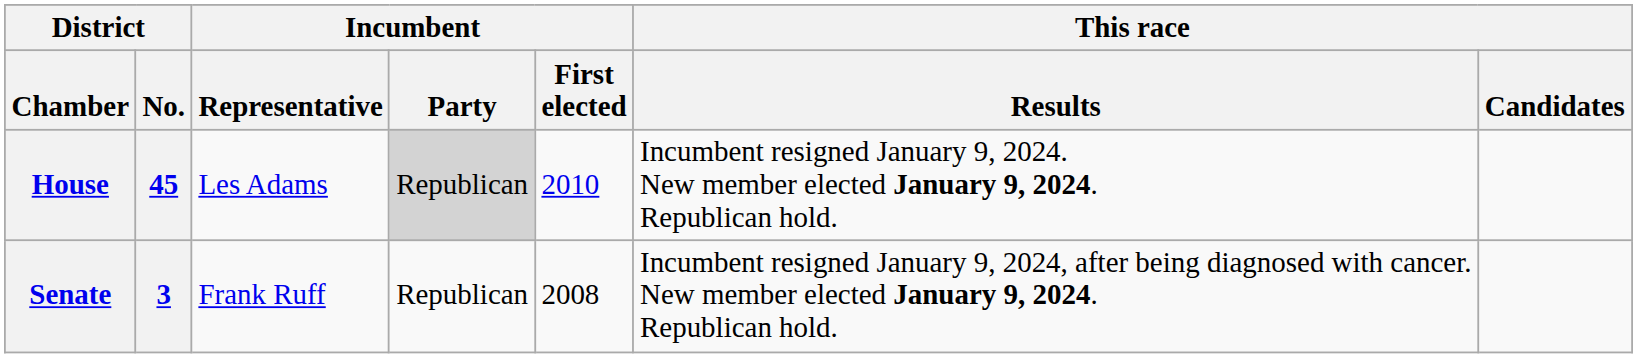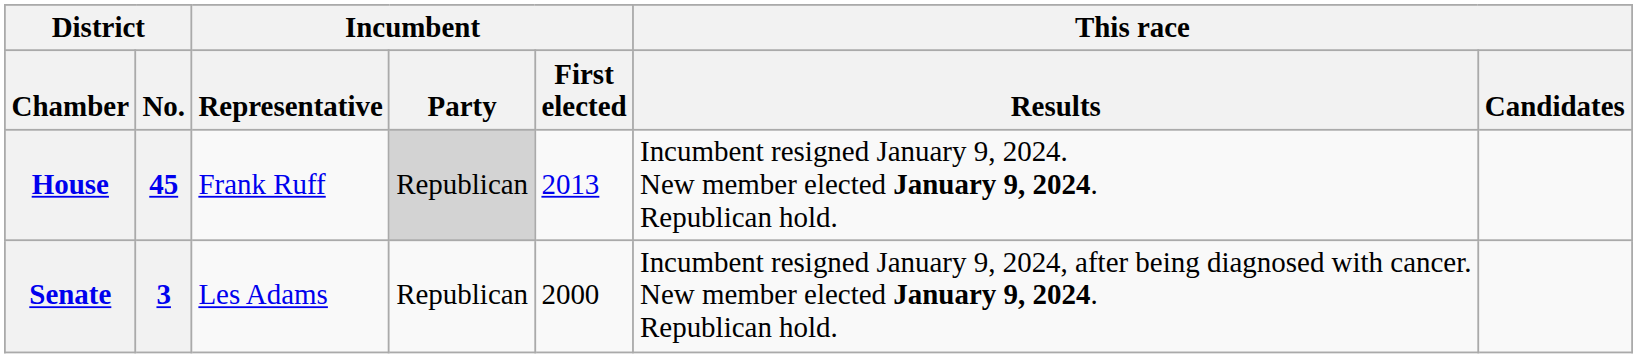(263, 184) Les Adams -> (262, 184) Frank Ruff
(570, 184) 2010 -> (570, 184) 2013
(262, 295) Frank Ruff -> (263, 295) Les Adams
(570, 295) 2008 -> (570, 295) 2000
